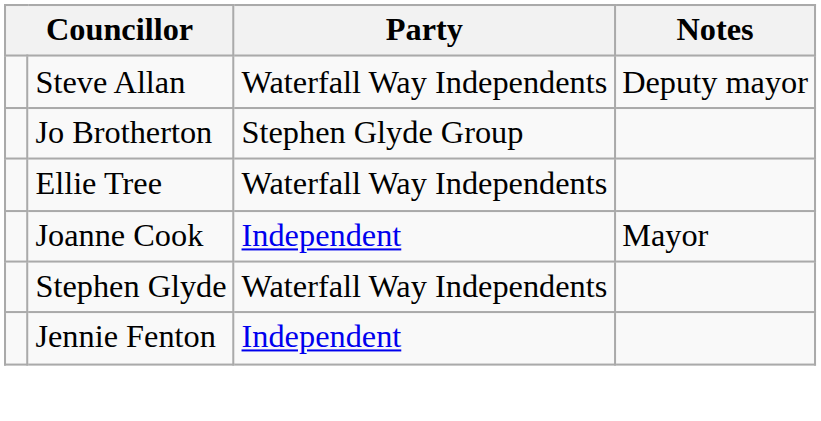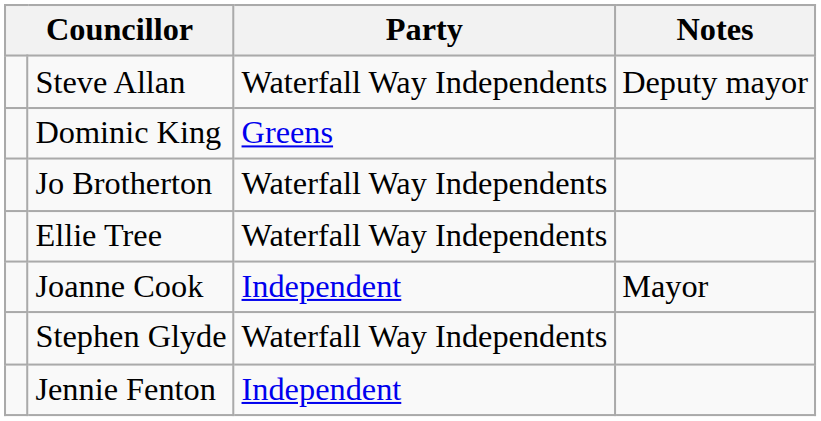+ row: (128, 132)
(382, 132) Stephen Glyde Group -> (424, 183) Waterfall Way Independents
